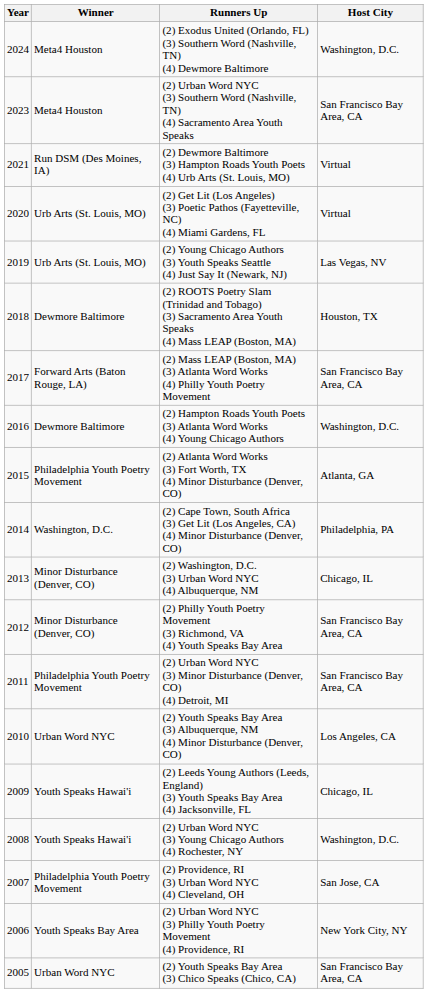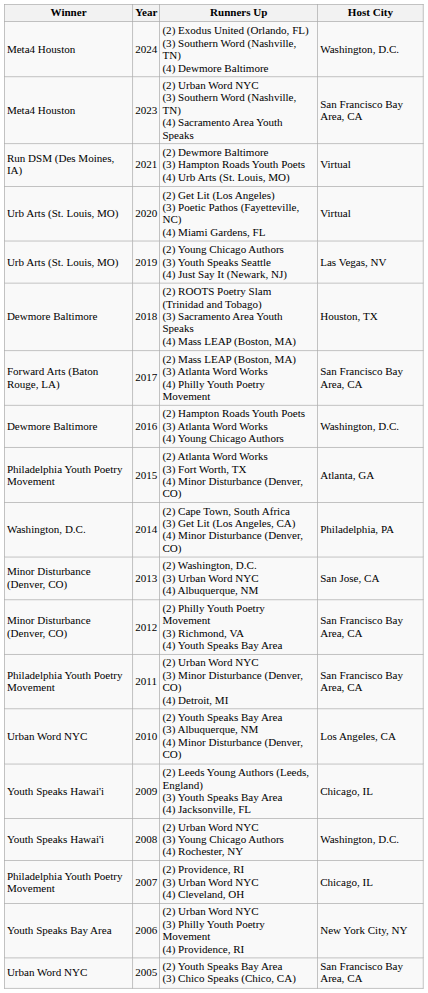columns swapped: (18, 13) <-> (96, 13)
(347, 578) Chicago, IL -> (350, 578) San Jose, CA
(350, 882) San Jose, CA -> (347, 882) Chicago, IL
